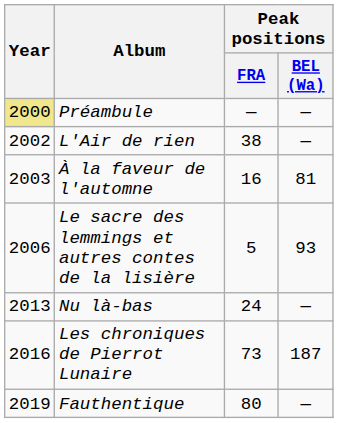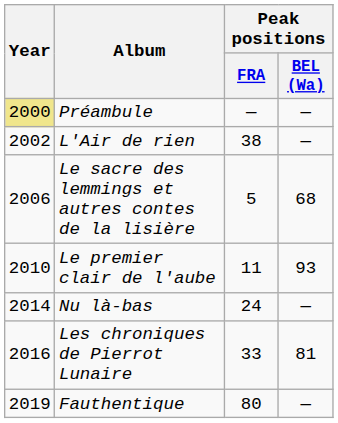- row: (132, 179)
(306, 248) 93 -> (306, 199) 68
+ row: (137, 268)
(30, 306) 2013 -> (30, 306) 2014
(251, 355) 73 -> (251, 355) 33
(306, 355) 187 -> (306, 355) 81
